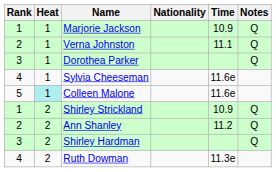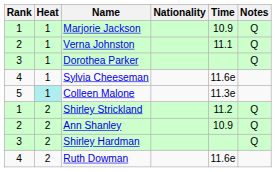(223, 93) 11.6e -> (223, 93) 11.3e
(223, 110) 10.9 -> (223, 110) 11.2
(223, 126) 11.2 -> (223, 126) 10.9
(223, 158) 11.3e -> (223, 158) 11.6e
